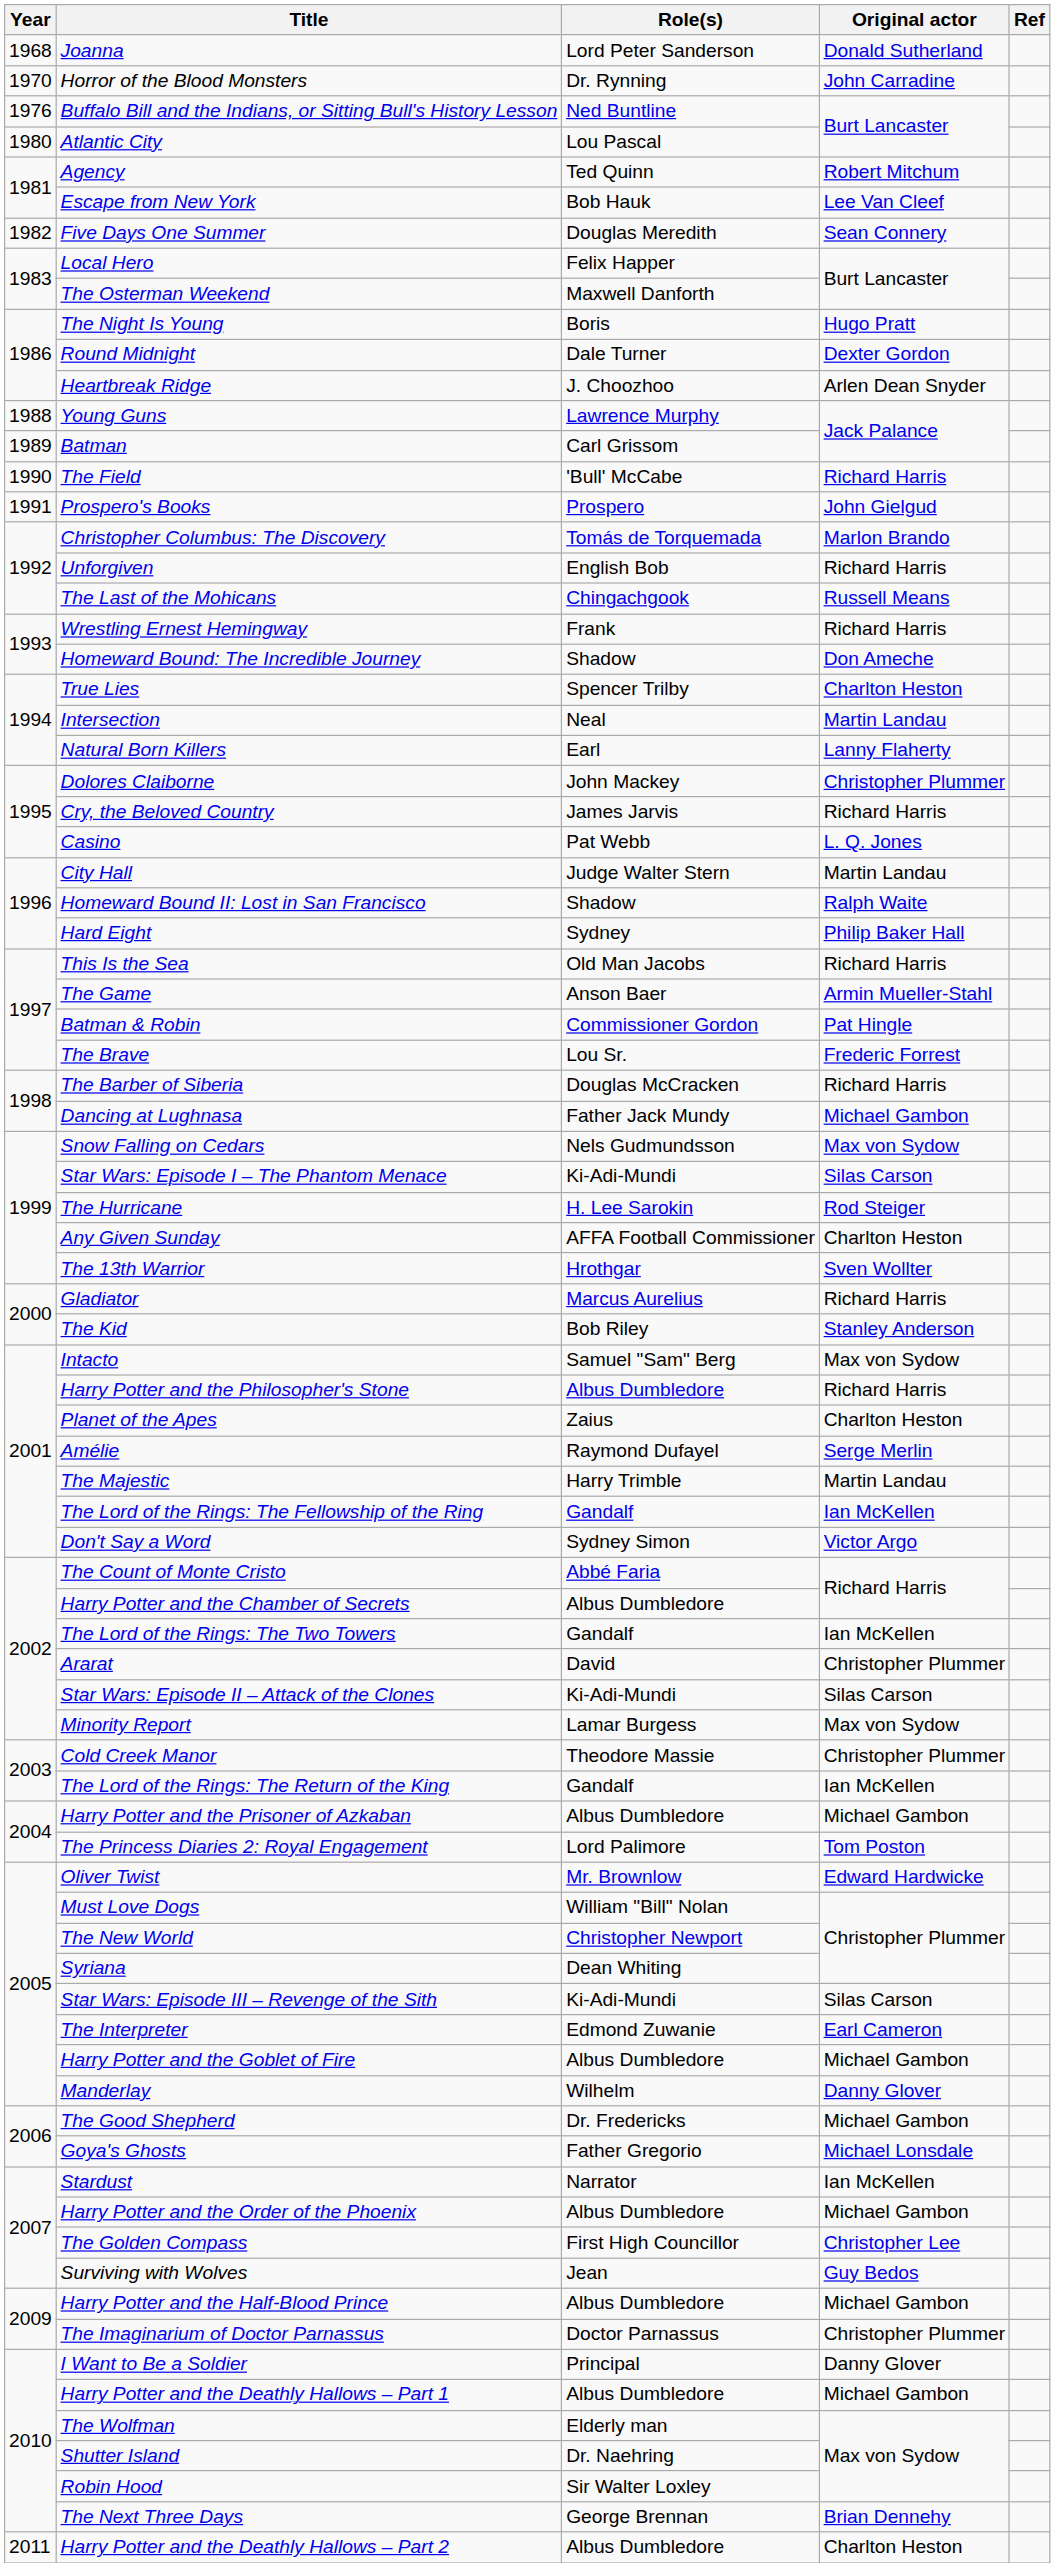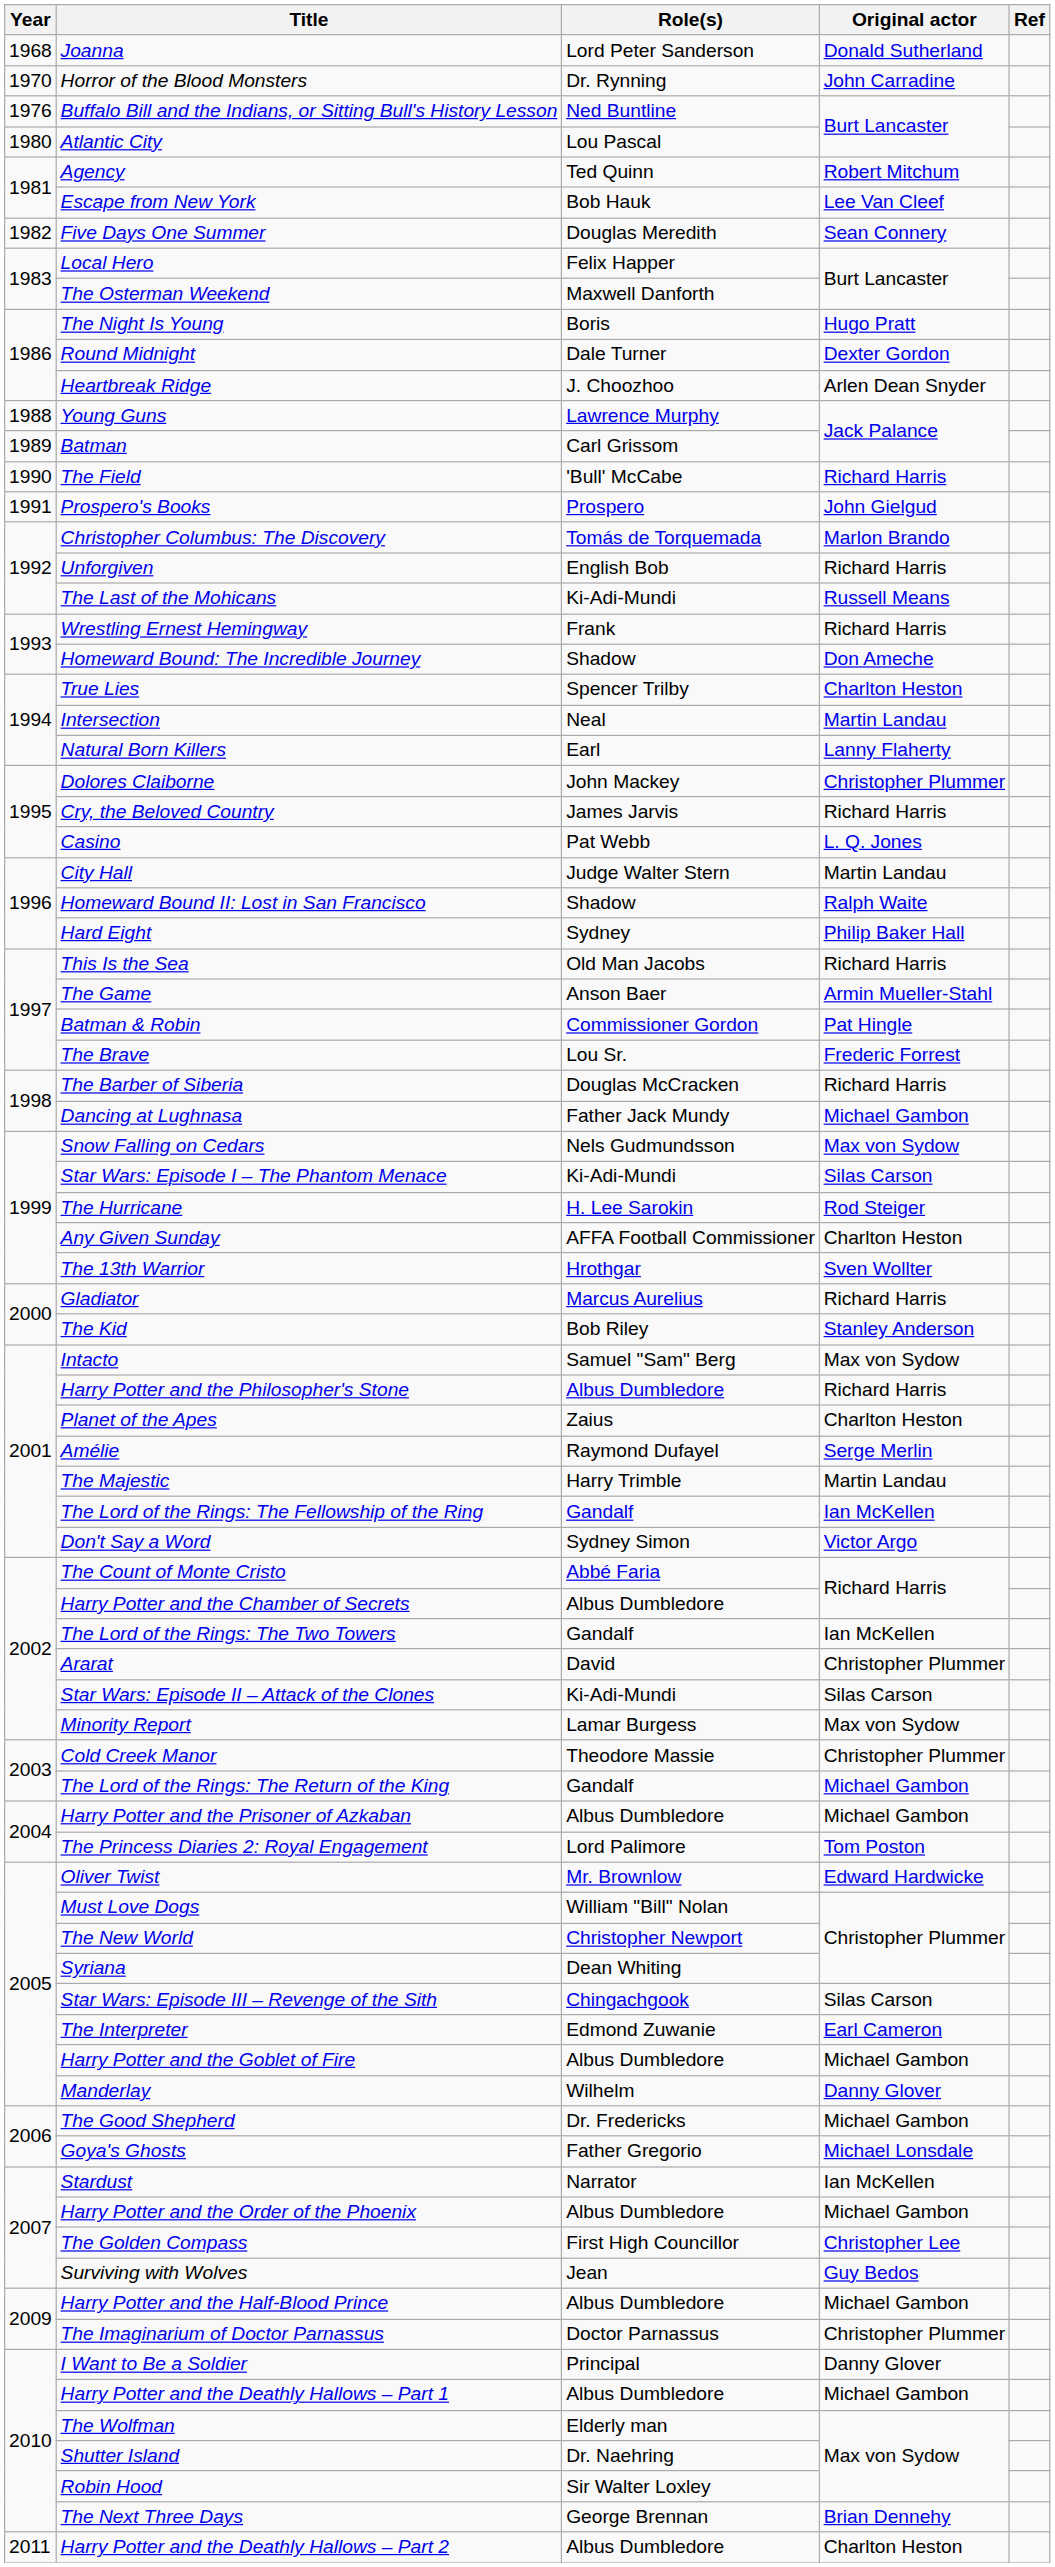(628, 598) Chingachgook -> (621, 598) Ki-Adi-Mundi
(879, 1785) Ian McKellen -> (896, 1785) Michael Gambon
(621, 1998) Ki-Adi-Mundi -> (628, 1998) Chingachgook
